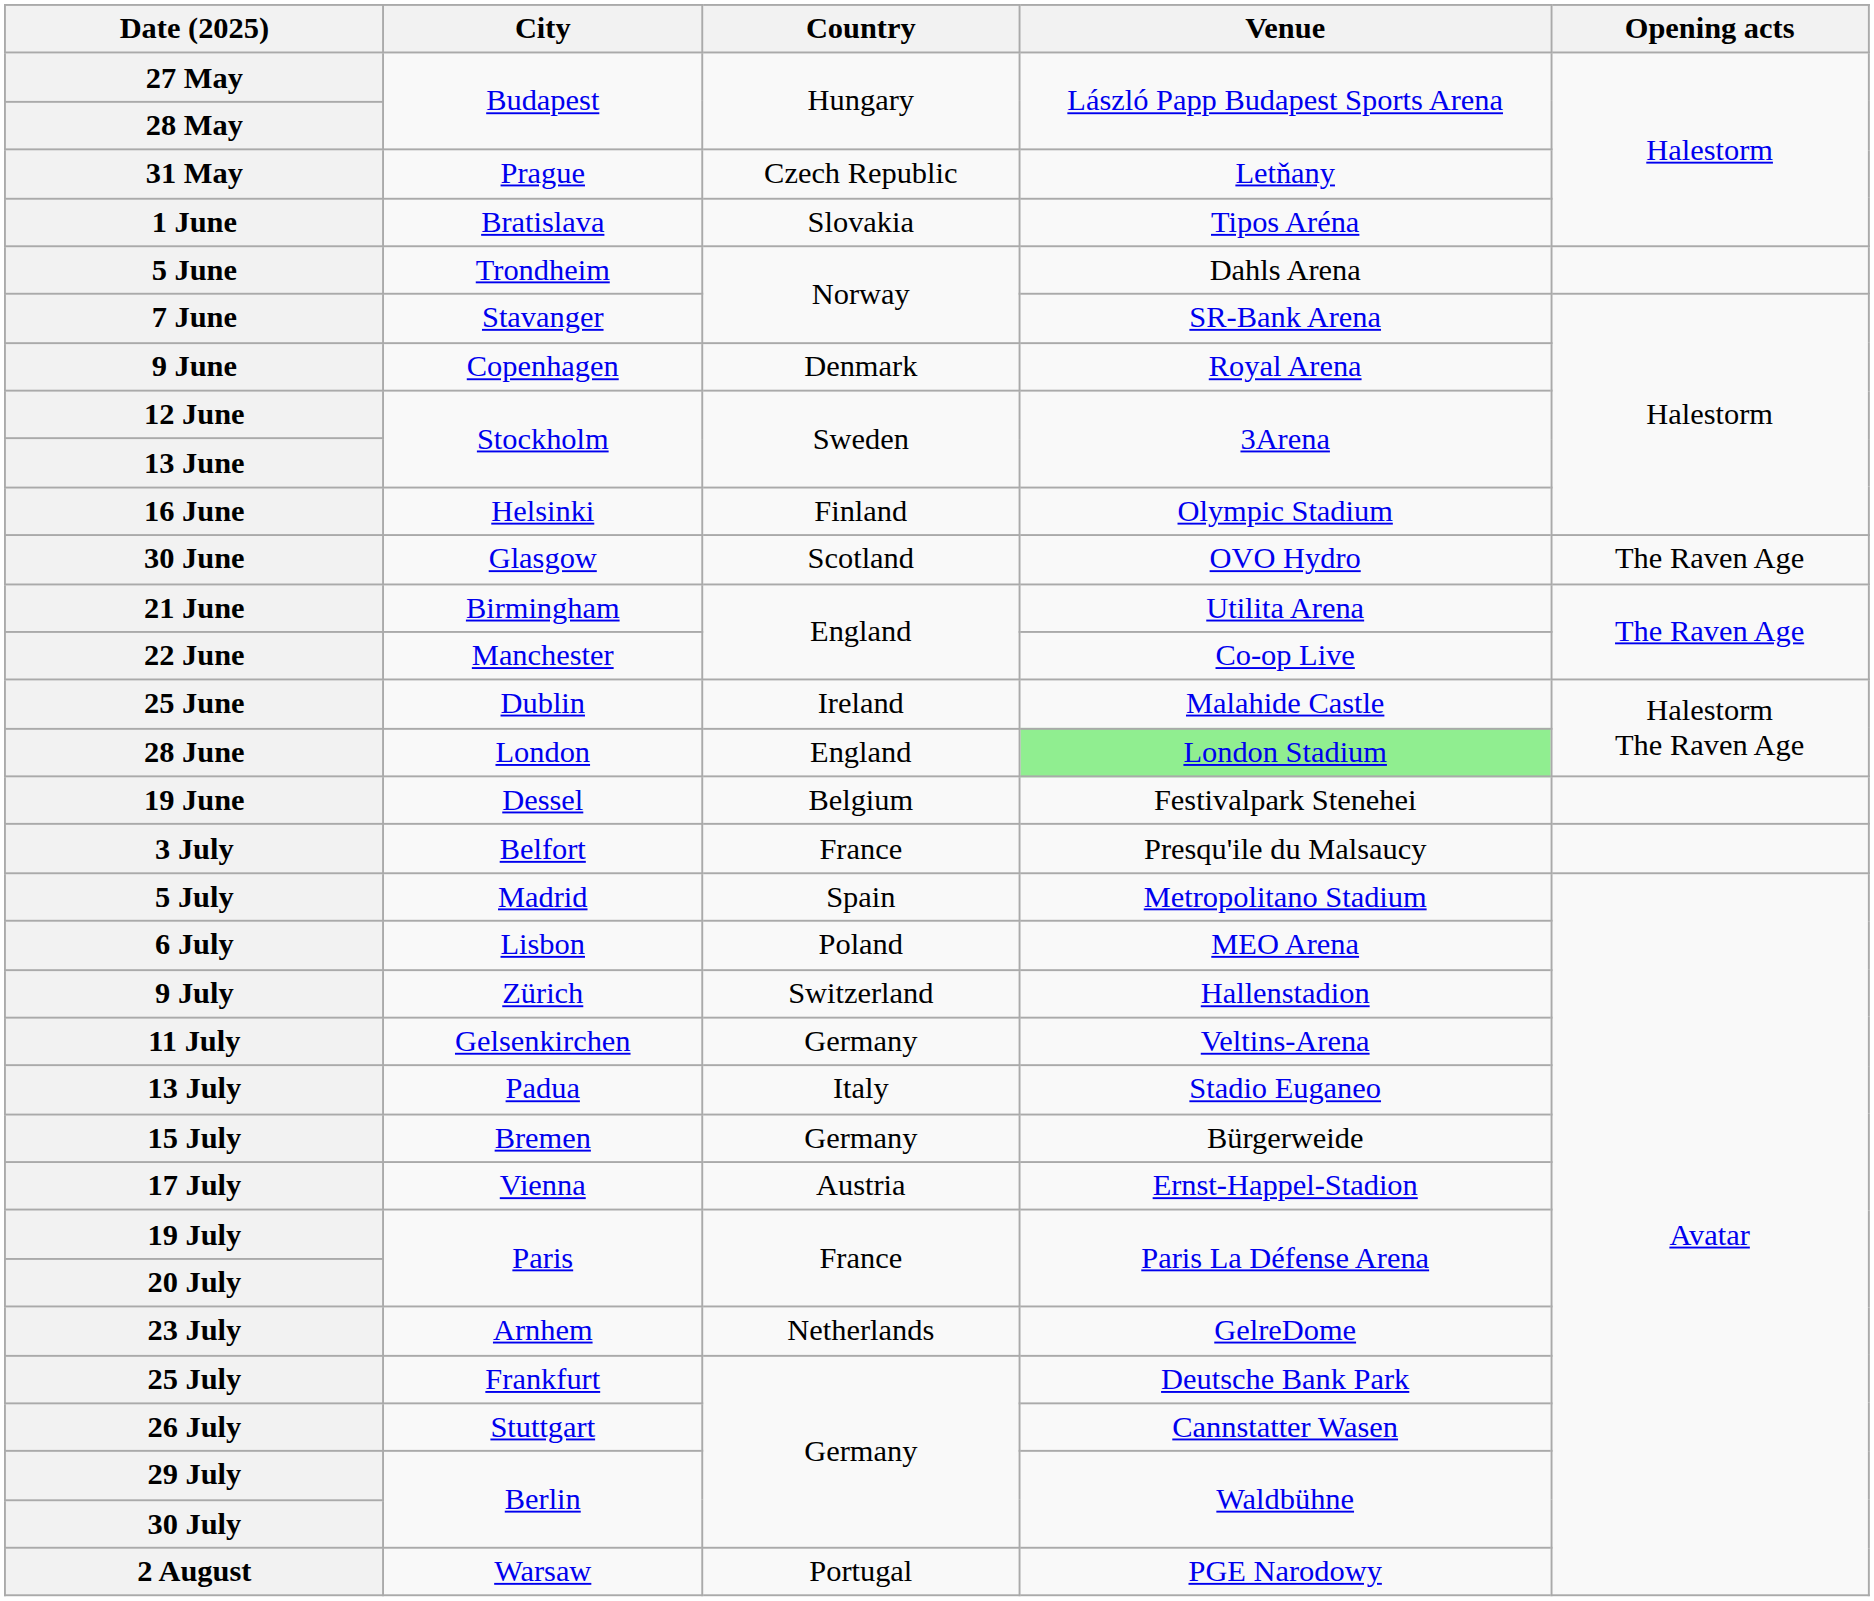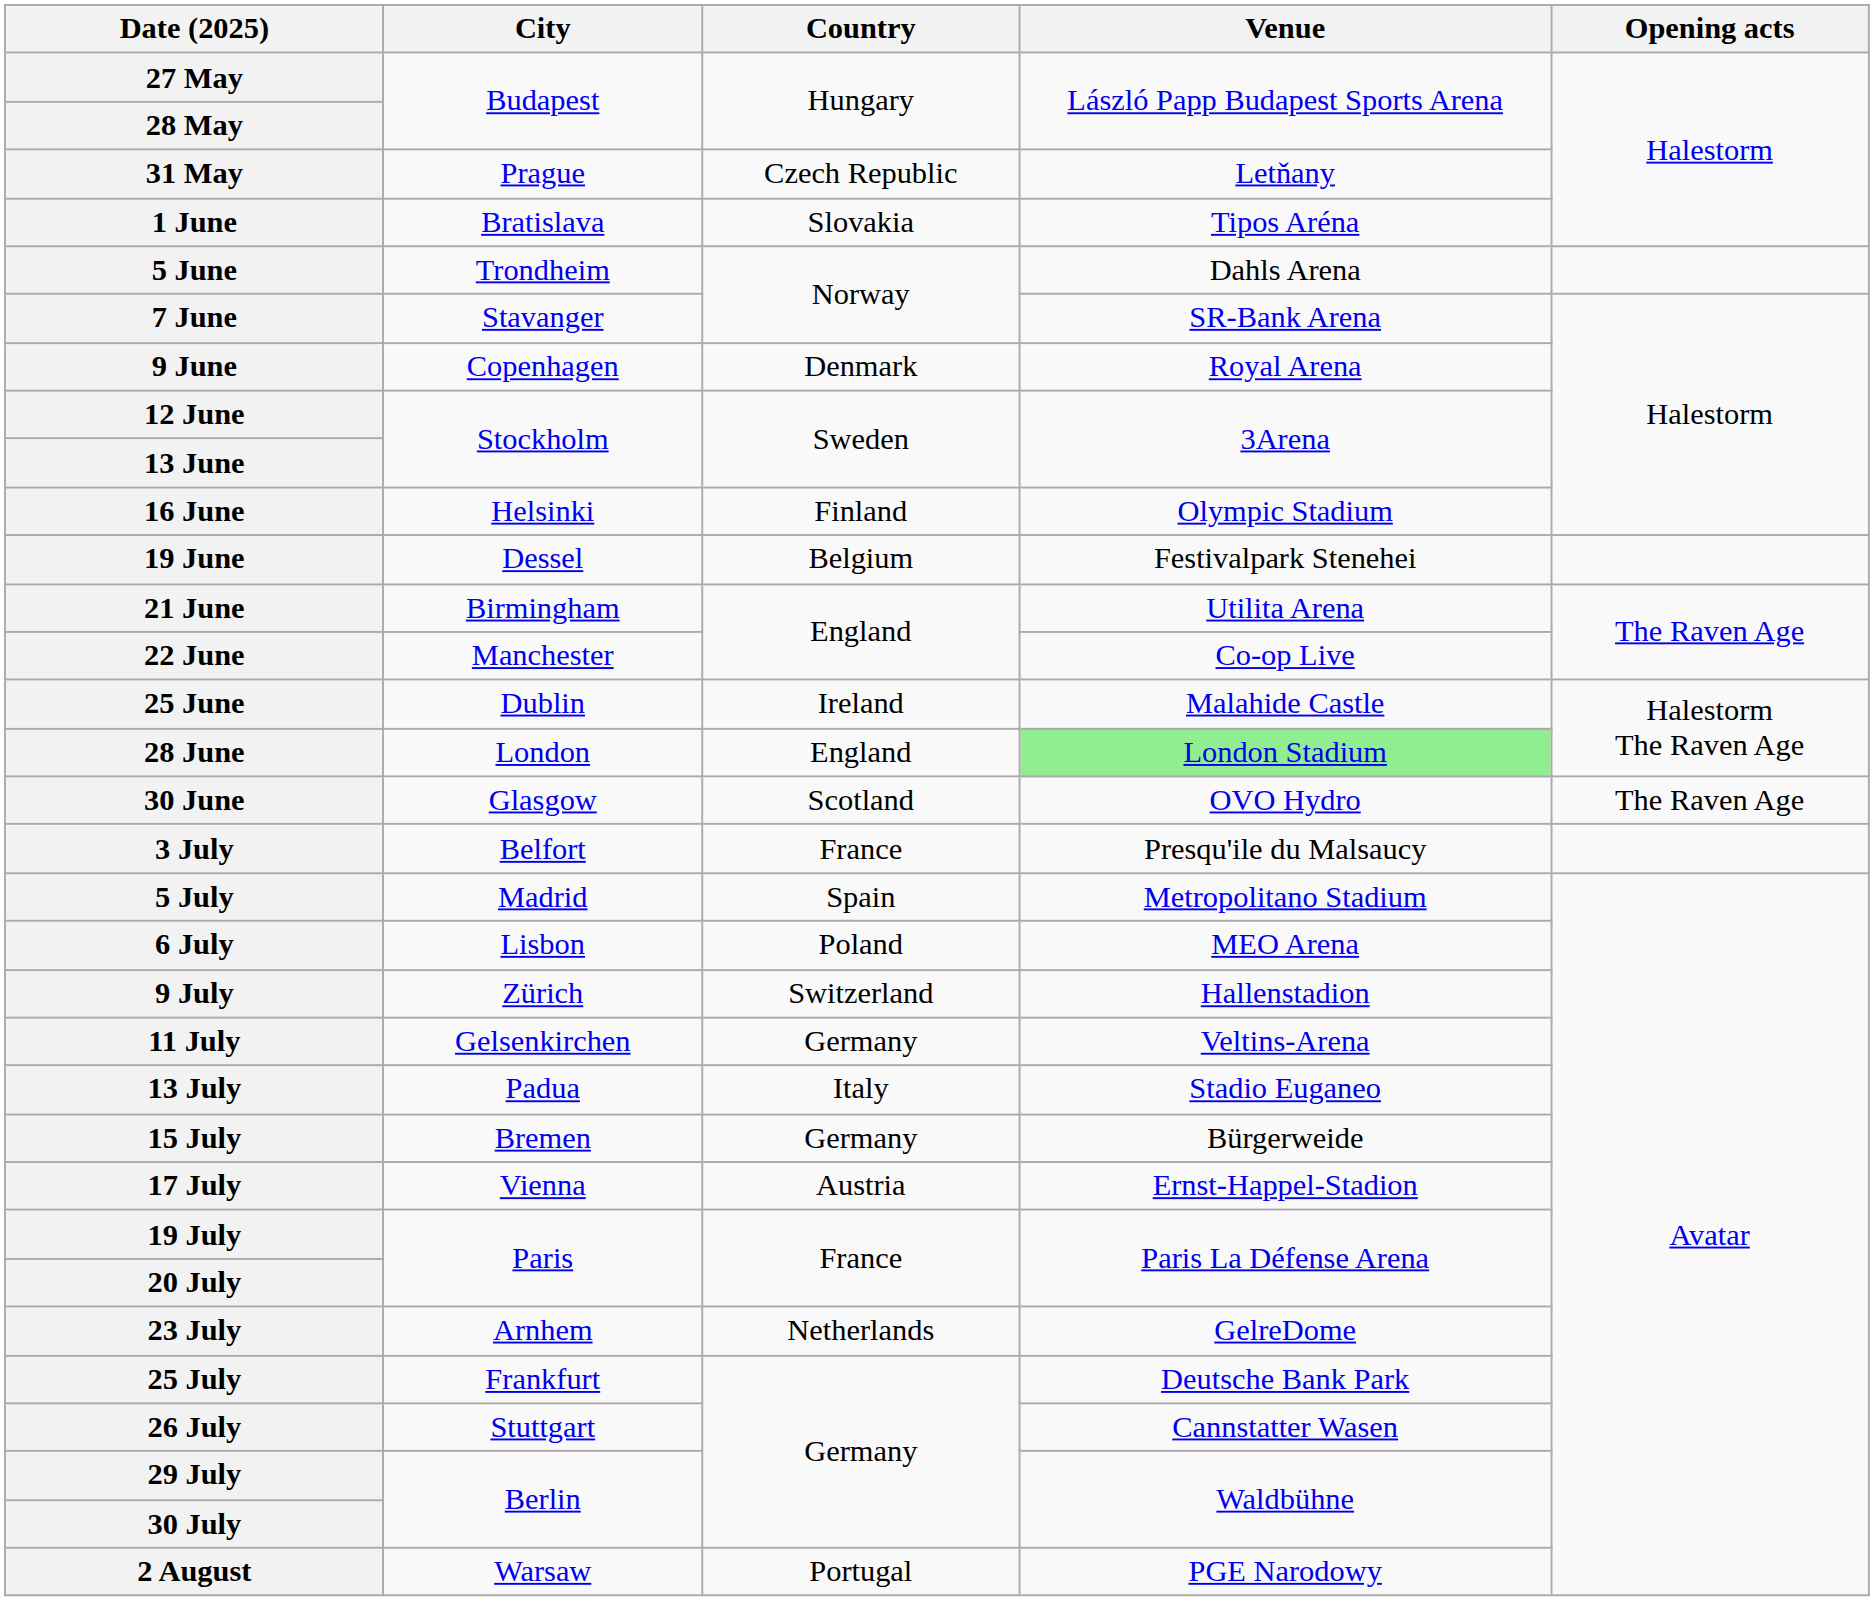rows swapped: (194, 800) <-> (194, 558)
